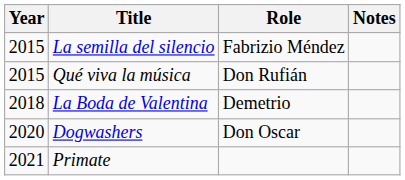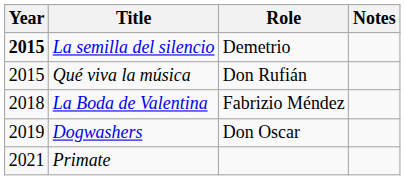(27, 47) normal -> (27, 47) bold
(284, 47) Fabrizio Méndez -> (257, 47) Demetrio
(257, 103) Demetrio -> (284, 103) Fabrizio Méndez
(27, 132) 2020 -> (27, 132) 2019
